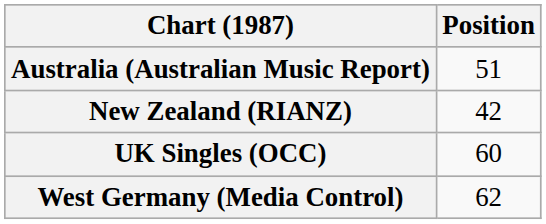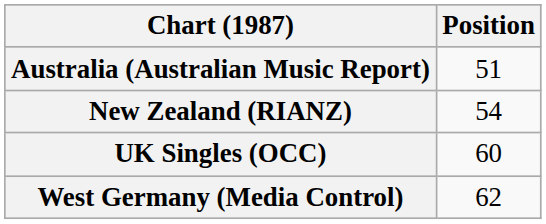(489, 111) 42 -> (489, 111) 54
